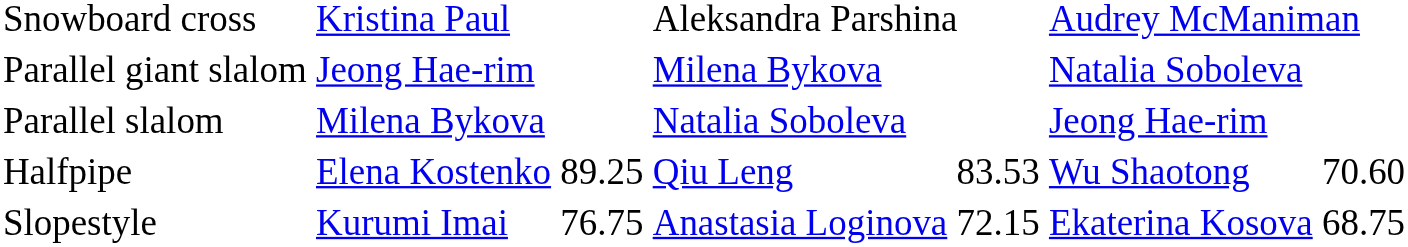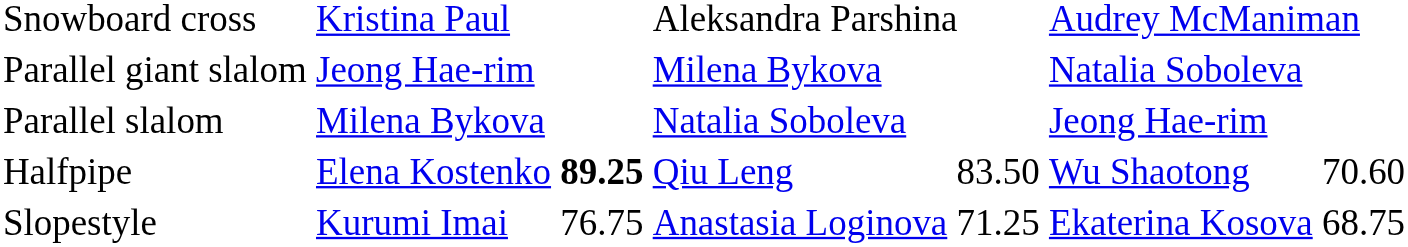(602, 171) normal -> (602, 171) bold
(998, 171) 83.53 -> (998, 171) 83.50
(998, 222) 72.15 -> (998, 222) 71.25
